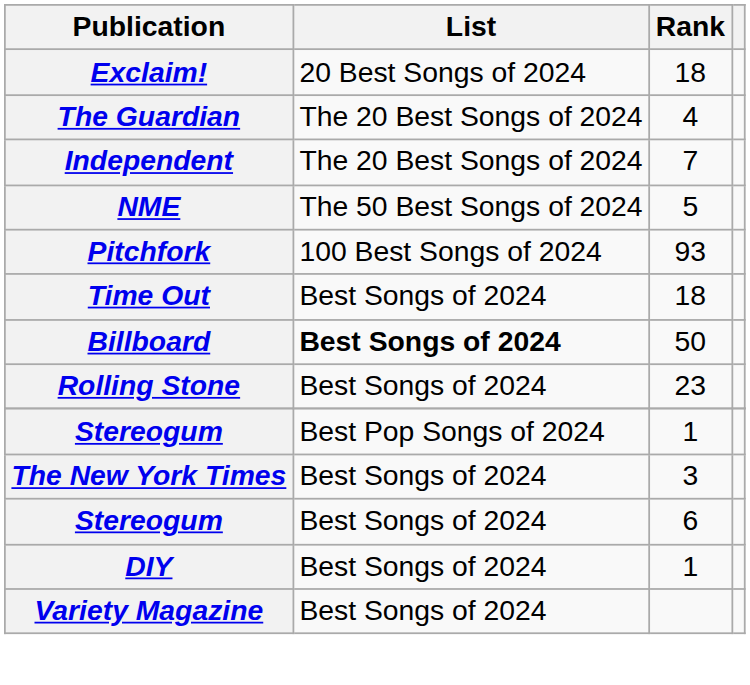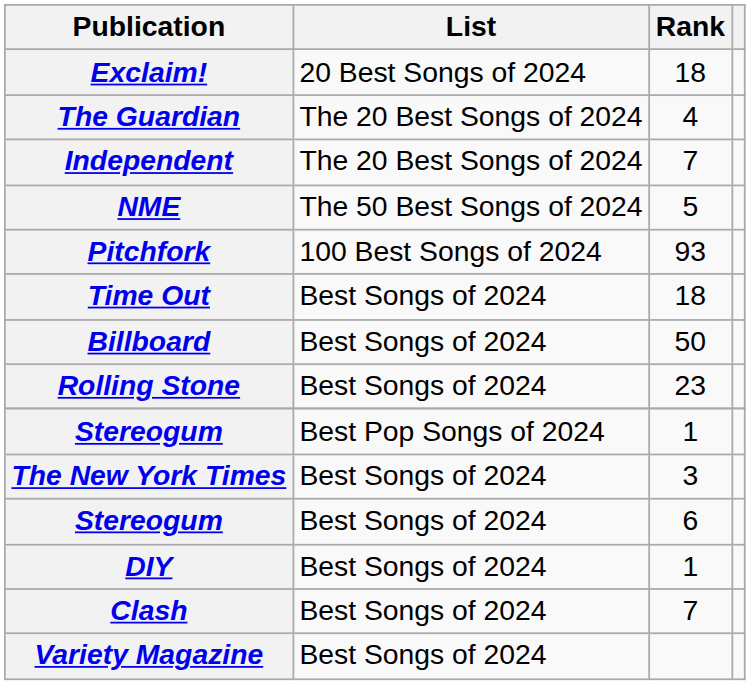(430, 341) bold -> (423, 341) normal
+ row: (149, 610)
